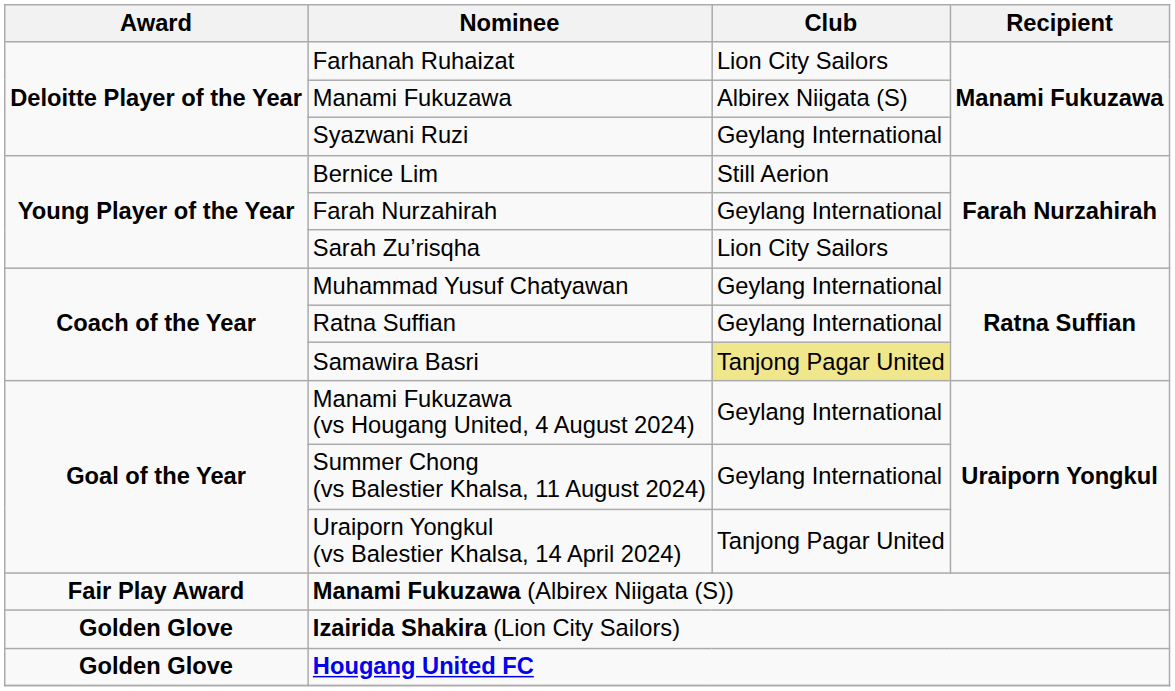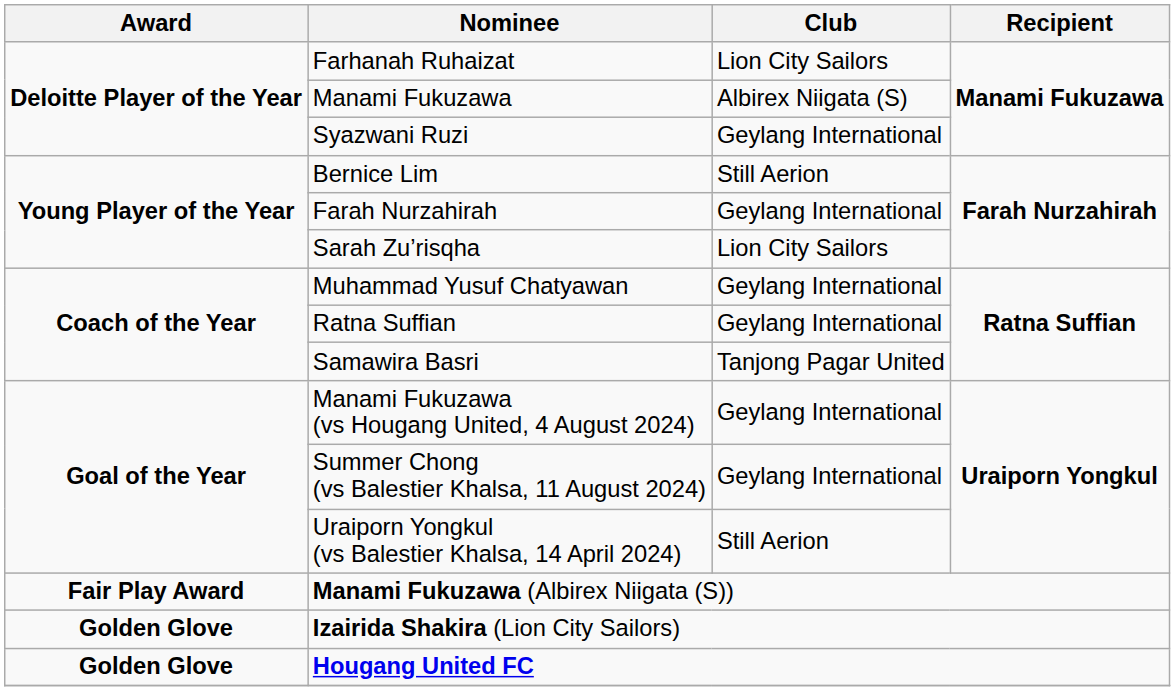(831, 361) khaki background -> (831, 361) no background
(831, 540) Tanjong Pagar United -> (773, 540) Still Aerion
